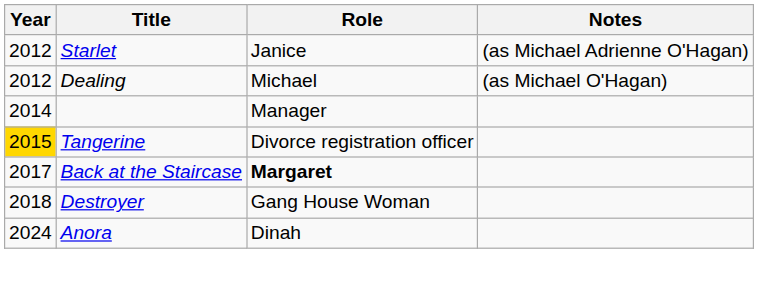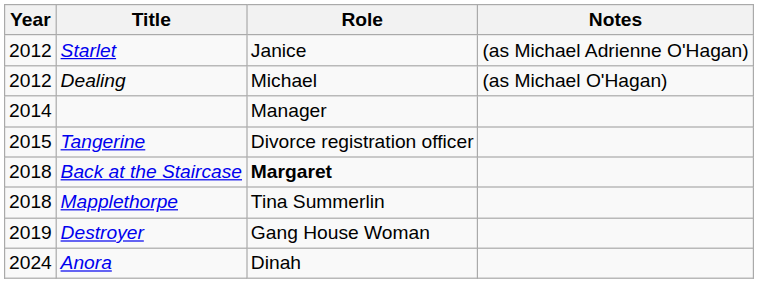(30, 141) gold background -> (30, 141) no background
(30, 171) 2017 -> (30, 171) 2018
+ row: (119, 202)
(30, 202) 2018 -> (30, 232) 2019
